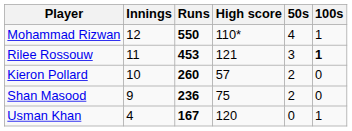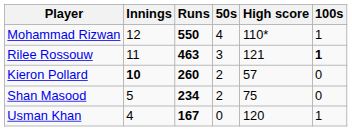columns swapped: (249, 14) <-> (298, 14)
(188, 55) 453 -> (188, 55) 463
(133, 75) normal -> (133, 75) bold
(130, 95) 9 -> (130, 95) 5
(188, 95) 236 -> (188, 95) 234
